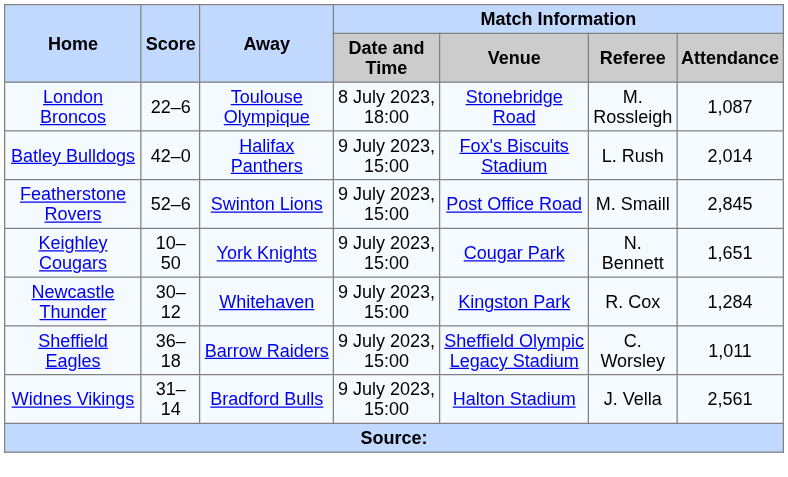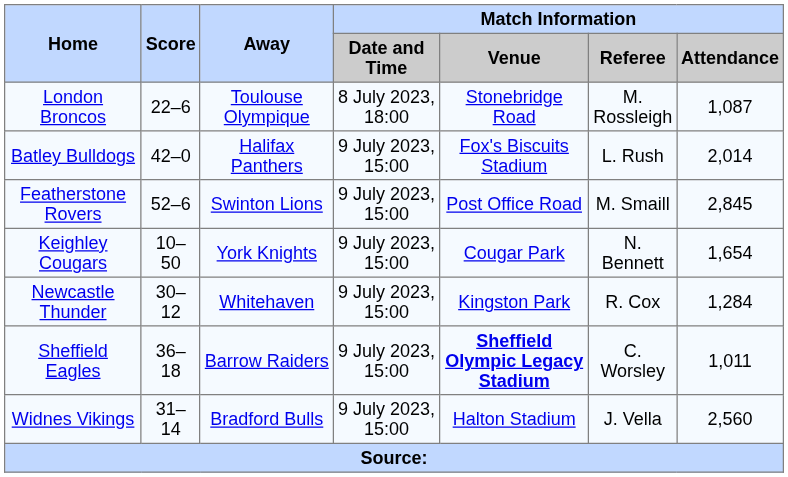(730, 253) 1,651 -> (730, 253) 1,654
(514, 350) normal -> (514, 360) bold
(730, 399) 2,561 -> (730, 419) 2,560
